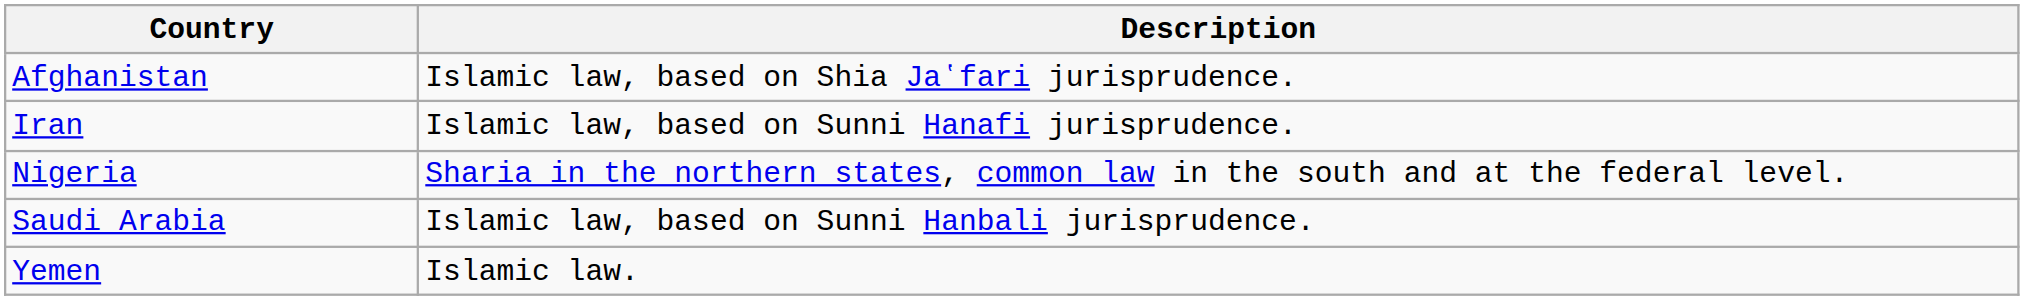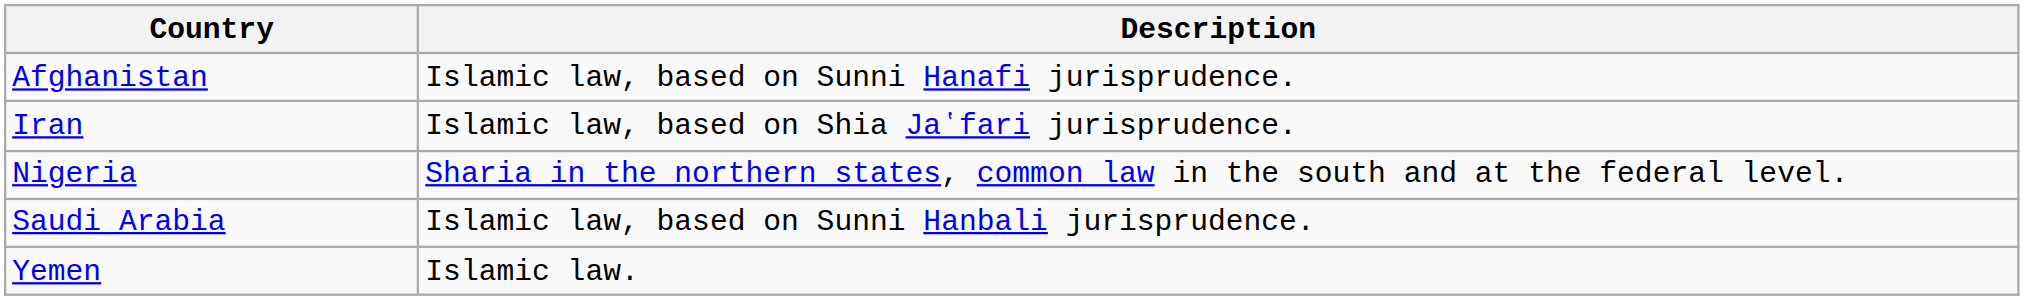(861, 78) Islamic law, based on Shia Jaʽfari jurisprudence. -> (861, 78) Islamic law, based on Sunni Hanafi jurisprudence.
(861, 126) Islamic law, based on Sunni Hanafi jurisprudence. -> (861, 126) Islamic law, based on Shia Jaʽfari jurisprudence.
